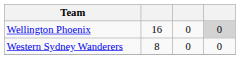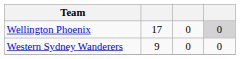(157, 29) 16 -> (157, 29) 17
(157, 46) 8 -> (157, 46) 9
